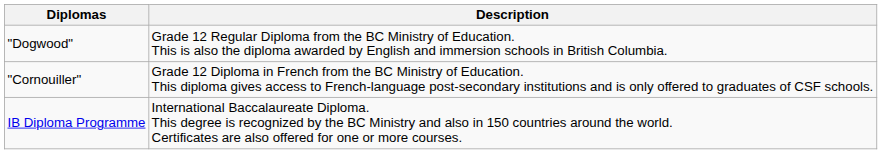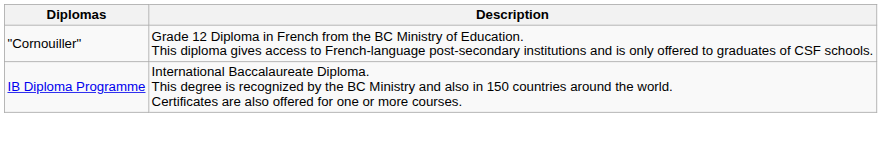- row: (40, 43)
